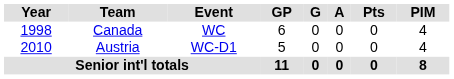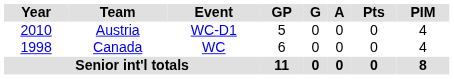rows swapped: (118, 30) <-> (118, 48)
